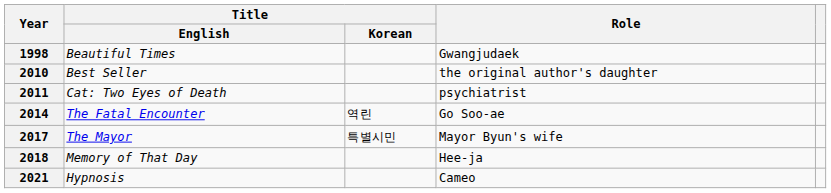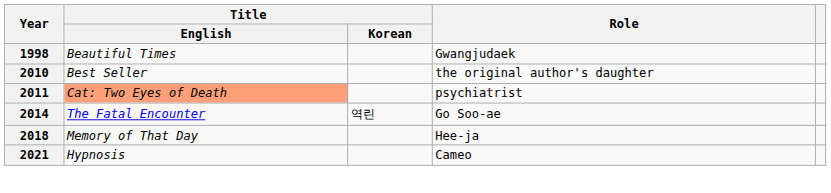(146, 93) no background -> (147, 93) lightsalmon background
- row: (34, 137)
